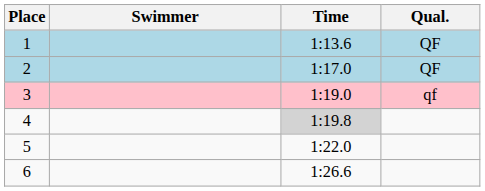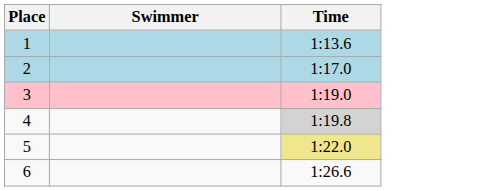- column: (430, 17)
(331, 146) no background -> (331, 146) khaki background
